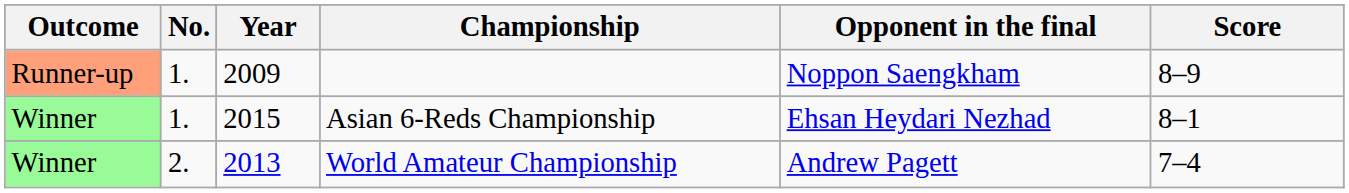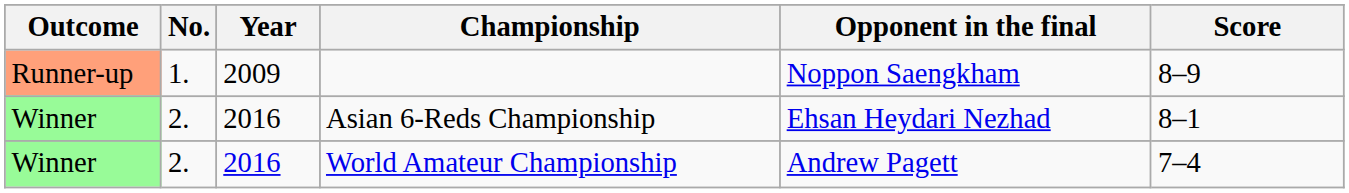(179, 118) 1. -> (179, 118) 2.
(252, 118) 2015 -> (252, 118) 2016
(252, 163) 2013 -> (252, 163) 2016
